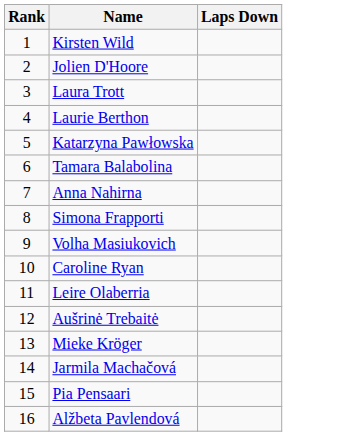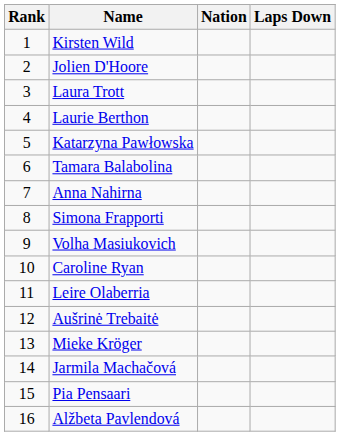+ column: (224, 17)
